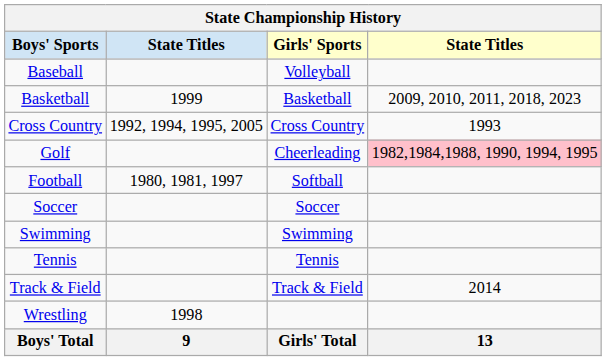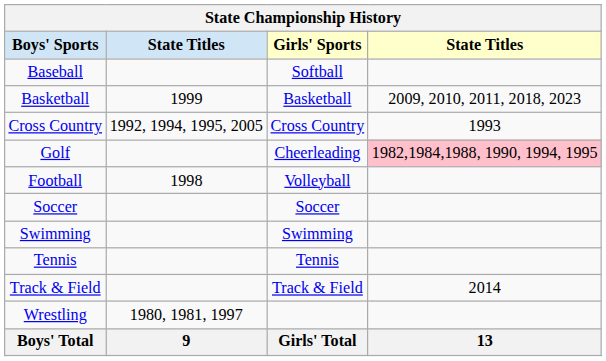(317, 72) Volleyball -> (317, 72) Softball
(186, 180) 1980, 1981, 1997 -> (186, 180) 1998
(317, 180) Softball -> (317, 180) Volleyball
(186, 315) 1998 -> (186, 315) 1980, 1981, 1997
